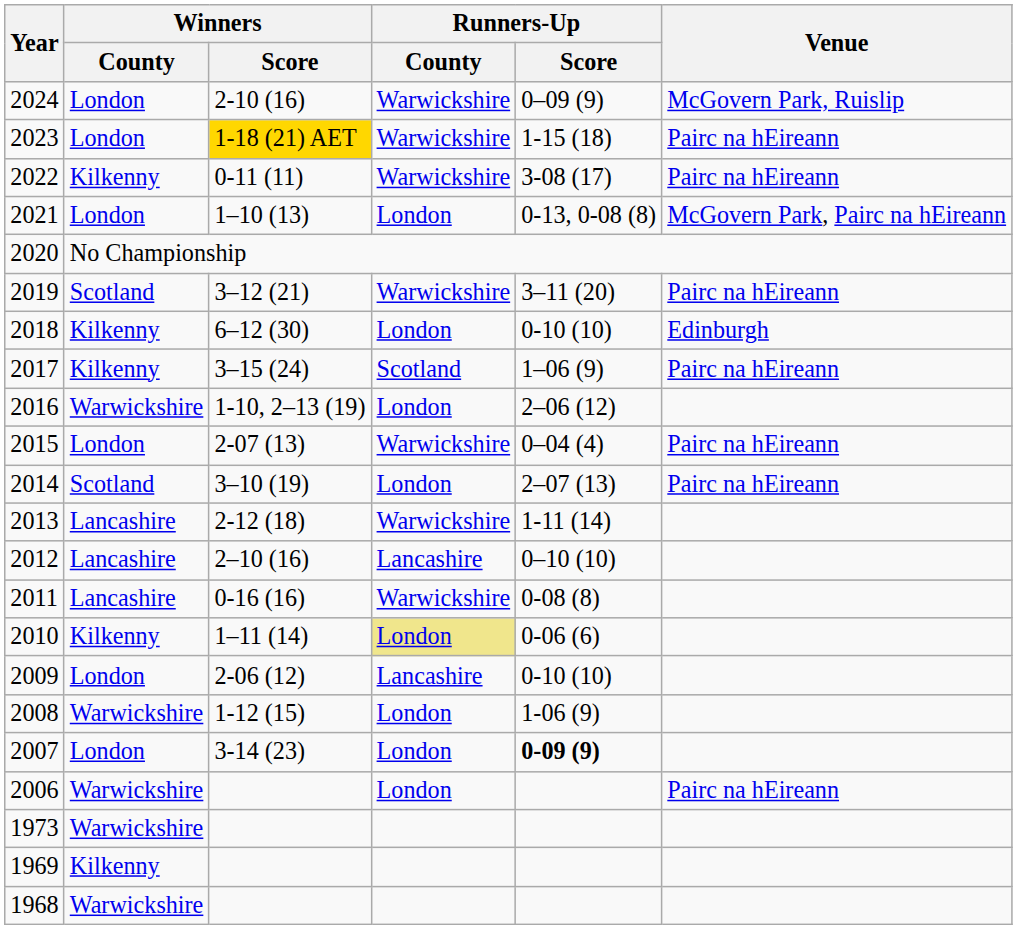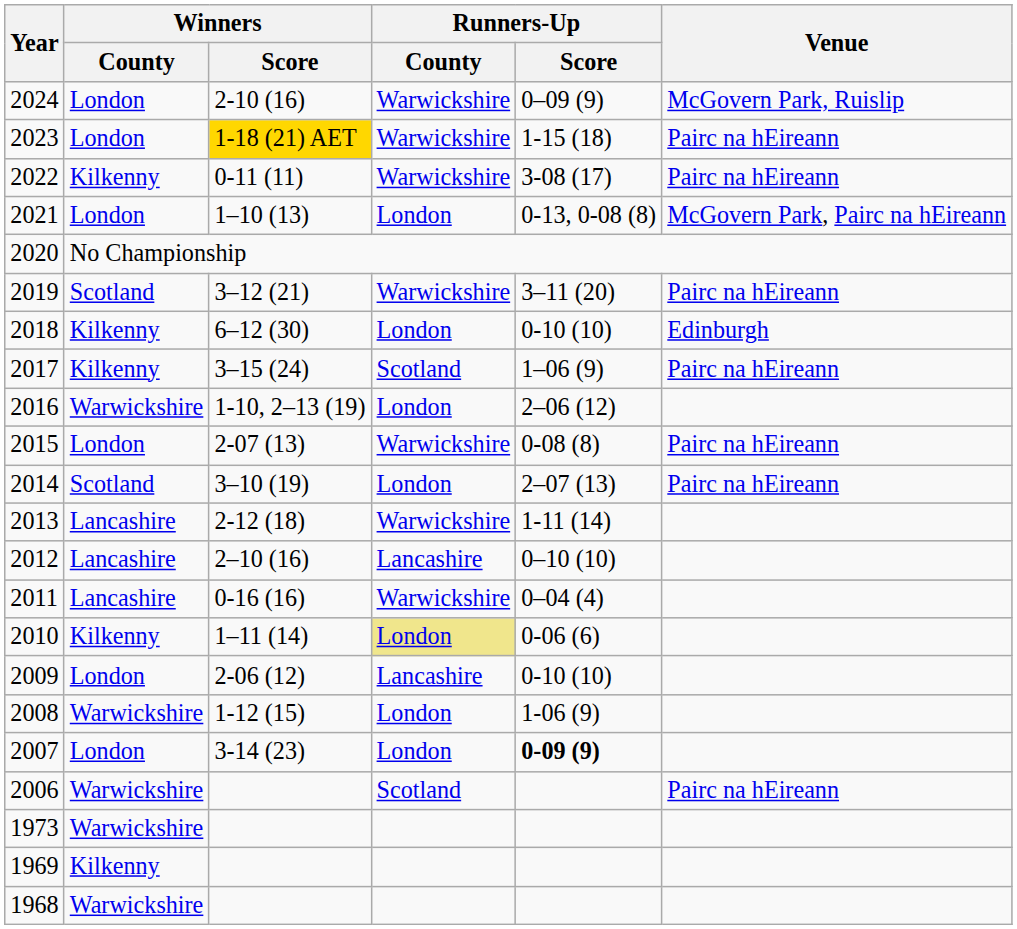(563, 445) 0–04 (4) -> (561, 445) 0-08 (8)
(561, 598) 0-08 (8) -> (563, 598) 0–04 (4)
(414, 789) London -> (419, 789) Scotland
